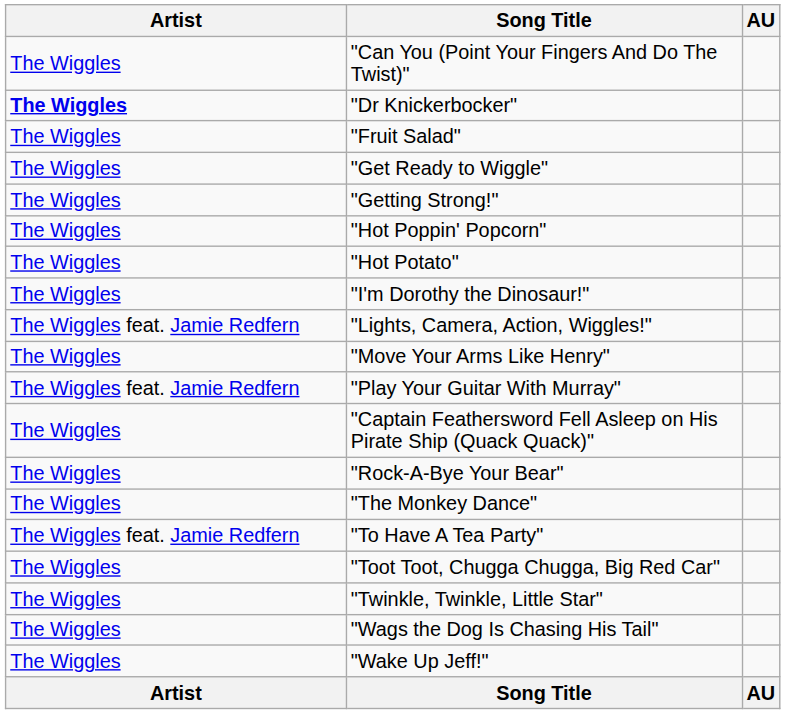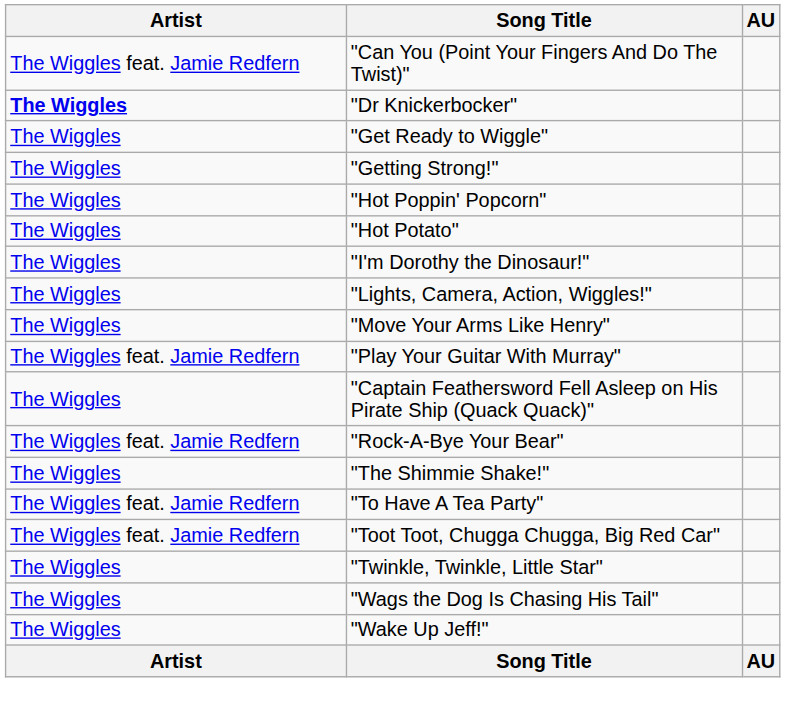(65, 63) The Wiggles -> (155, 63) The Wiggles feat. Jamie Redfern
- row: (406, 137)
(155, 325) The Wiggles feat. Jamie Redfern -> (65, 294) The Wiggles
(65, 473) The Wiggles -> (155, 441) The Wiggles feat. Jamie Redfern
- row: (444, 504)
+ row: (450, 473)
(65, 567) The Wiggles -> (155, 535) The Wiggles feat. Jamie Redfern
